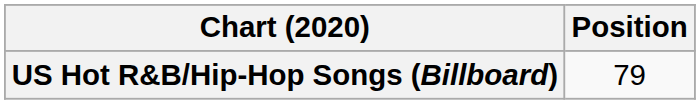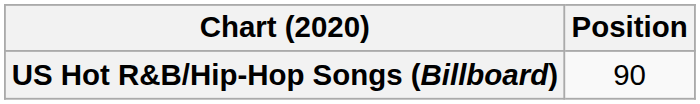(630, 74) 79 -> (630, 74) 90
